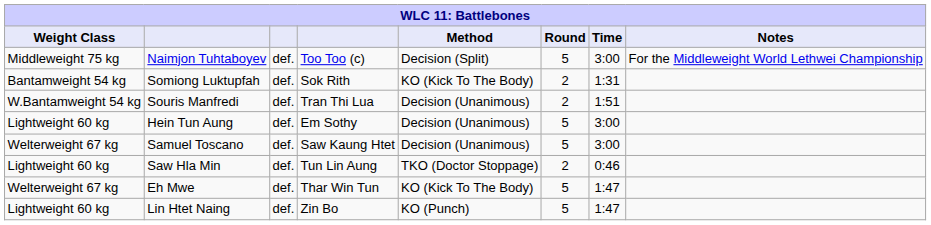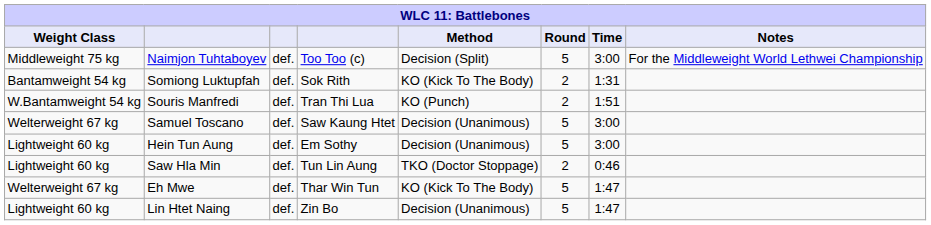(465, 101) Decision (Unanimous) -> (435, 101) KO (Punch)
rows swapped: (195, 144) <-> (190, 123)
(435, 209) KO (Punch) -> (465, 209) Decision (Unanimous)
